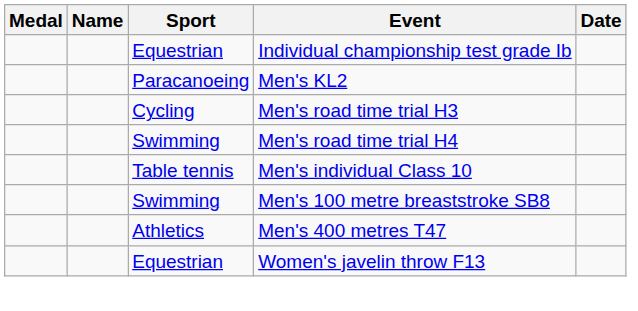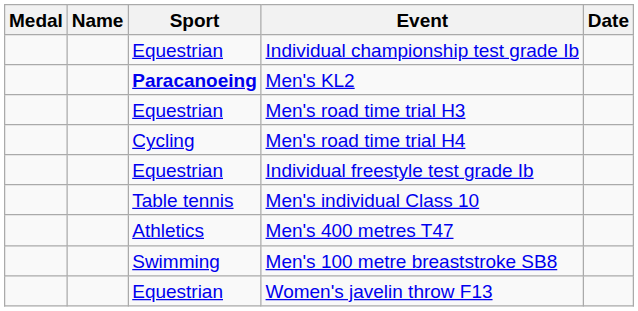(191, 80) normal -> (194, 80) bold
(163, 110) Cycling -> (178, 110) Equestrian
(176, 140) Swimming -> (163, 140) Cycling
+ row: (400, 170)
rows swapped: (404, 200) <-> (352, 230)
